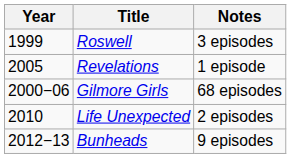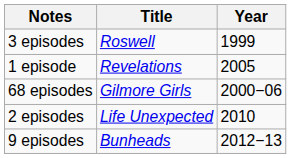columns swapped: (39, 16) <-> (240, 16)
